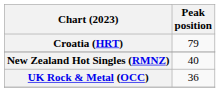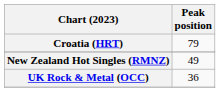(193, 60) 40 -> (193, 60) 49
